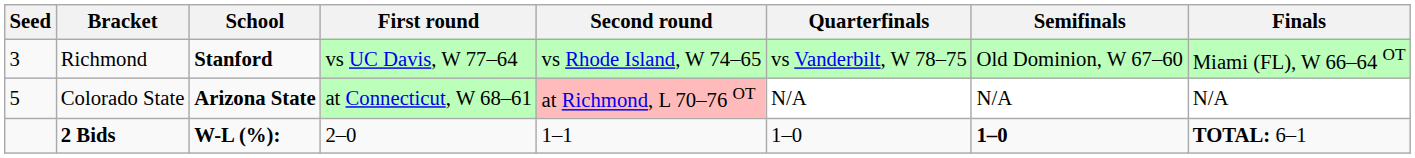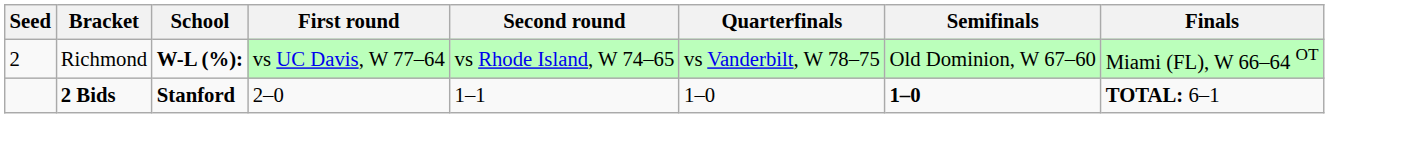(15, 58) 3 -> (15, 58) 2
(233, 58) Stanford -> (200, 58) W-L (%):
- row: (123, 98)
(237, 135) W-L (%): -> (196, 95) Stanford
